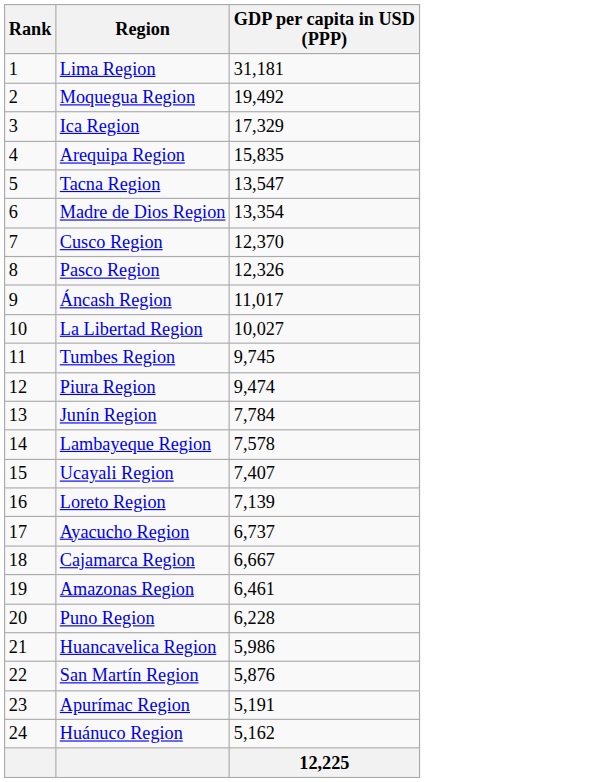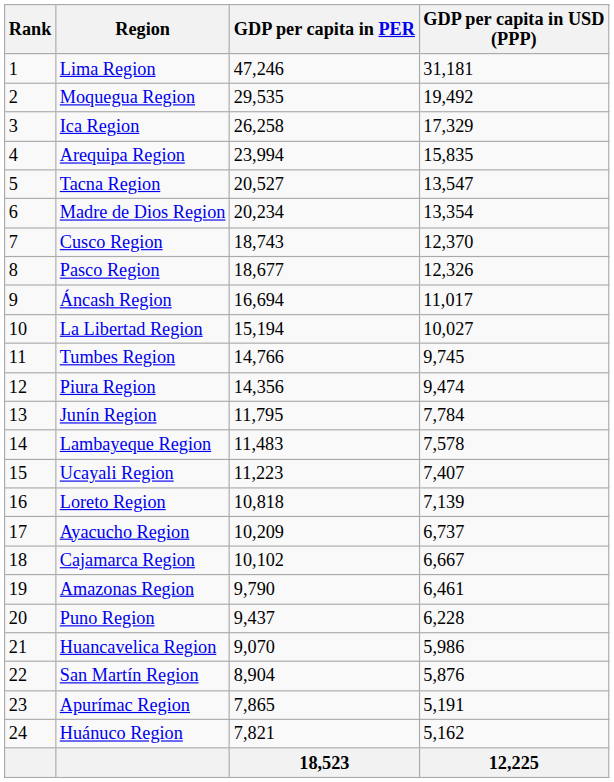+ column: (324, 29)
